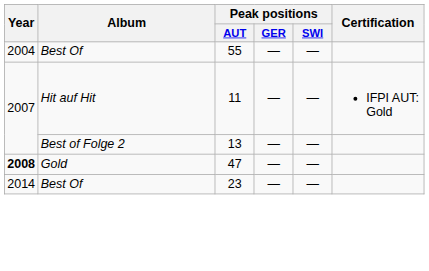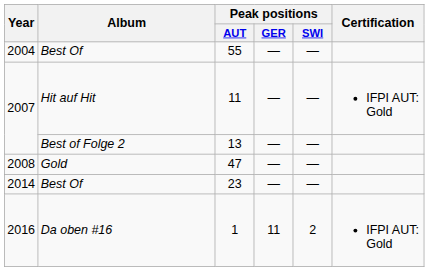(21, 164) bold -> (21, 164) normal
+ row: (235, 230)
